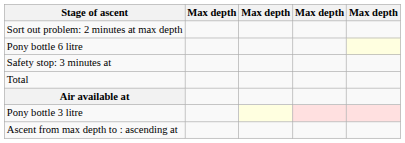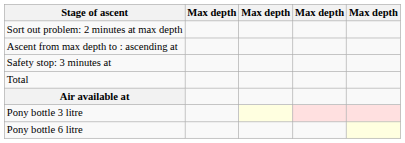rows swapped: (92, 130) <-> (45, 46)
